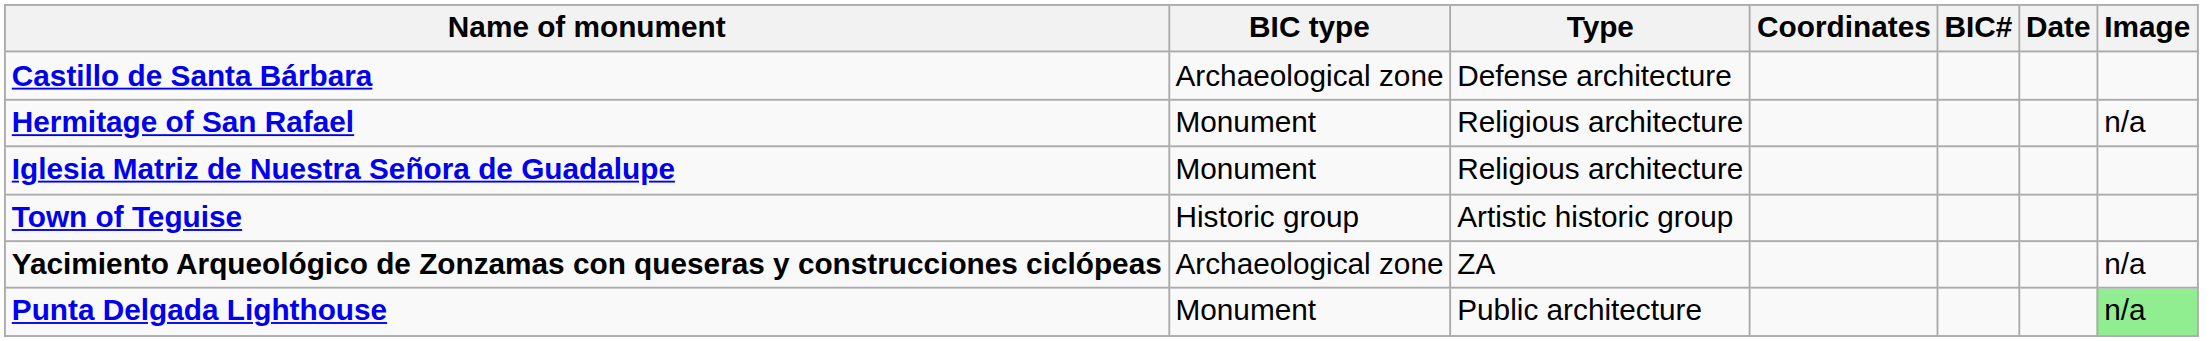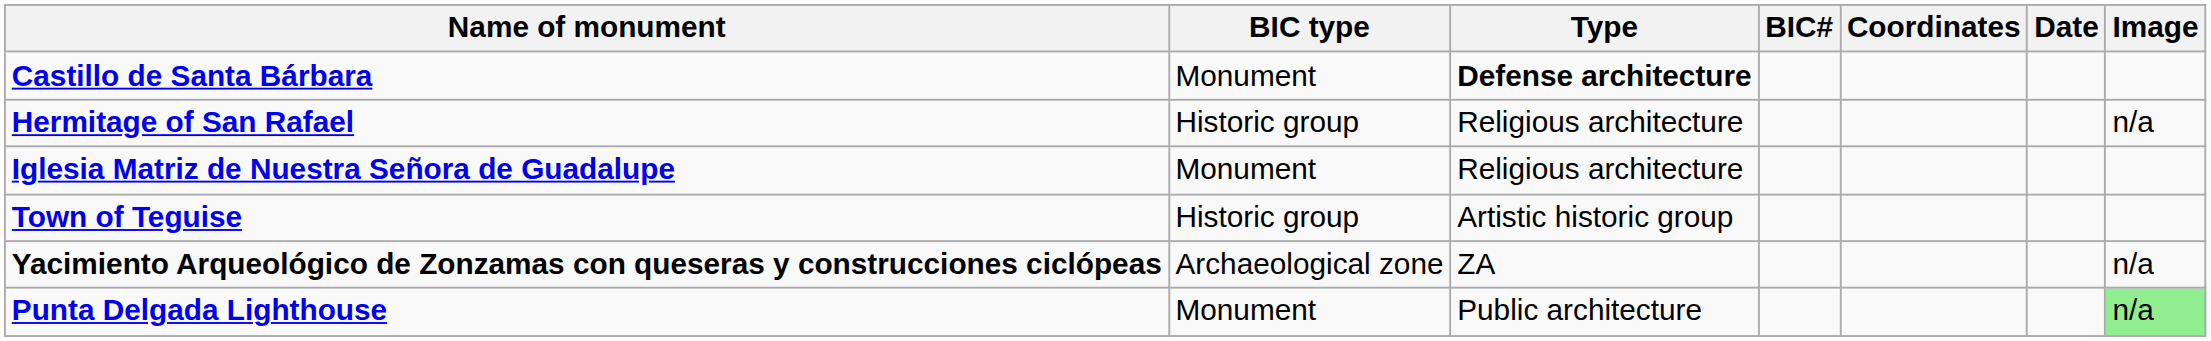columns swapped: (1844, 28) <-> (1978, 28)
(1309, 75) Archaeological zone -> (1246, 75) Monument
(1595, 75) normal -> (1604, 75) bold
(1246, 122) Monument -> (1267, 122) Historic group
